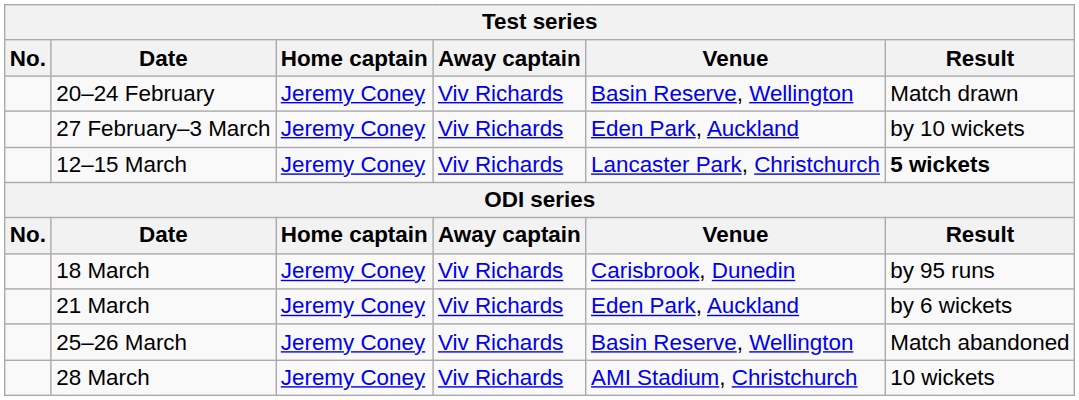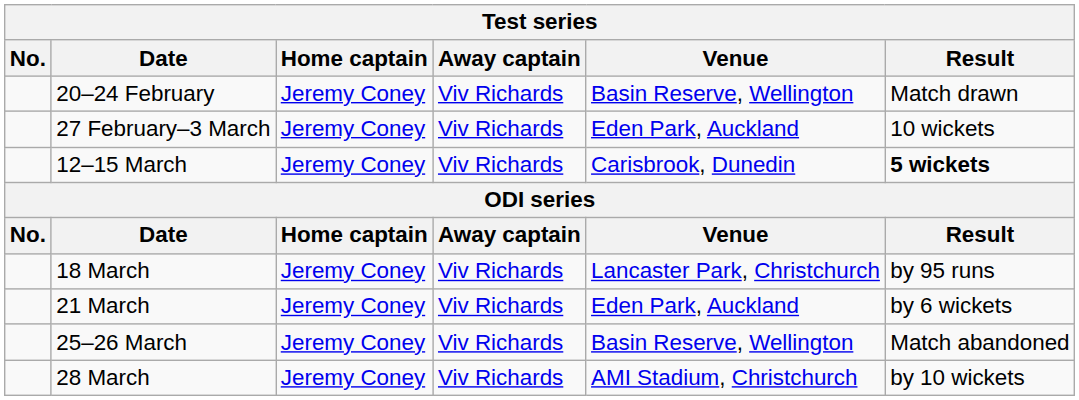(957, 128) by 10 wickets -> (943, 128) 10 wickets
(735, 164) Lancaster Park, Christchurch -> (693, 164) Carisbrook, Dunedin
(693, 270) Carisbrook, Dunedin -> (735, 270) Lancaster Park, Christchurch
(943, 377) 10 wickets -> (957, 377) by 10 wickets
